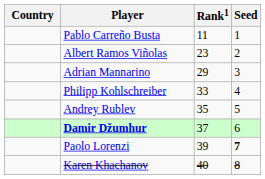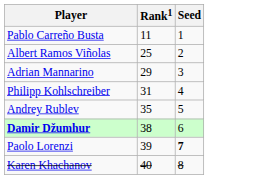- column: (33, 15)
(203, 53) 23 -> (146, 53) 25
(203, 91) 33 -> (146, 91) 31
(203, 128) 37 -> (146, 128) 38
